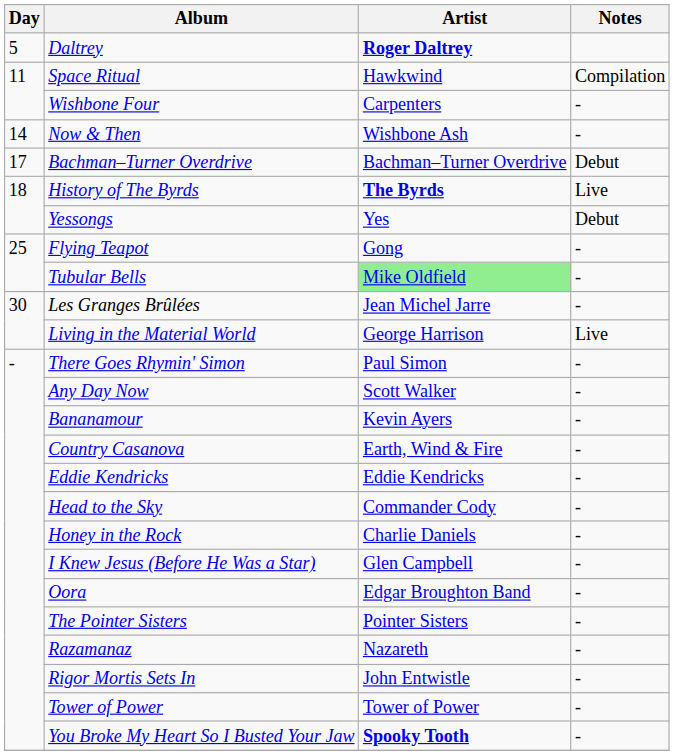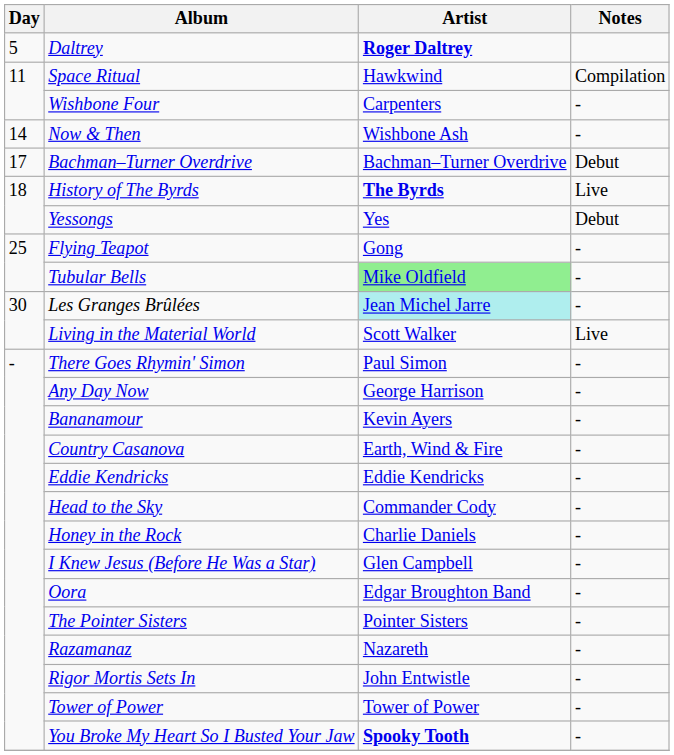(427, 305) no background -> (427, 305) paleturquoise background
(423, 334) George Harrison -> (409, 334) Scott Walker
(409, 391) Scott Walker -> (423, 391) George Harrison
